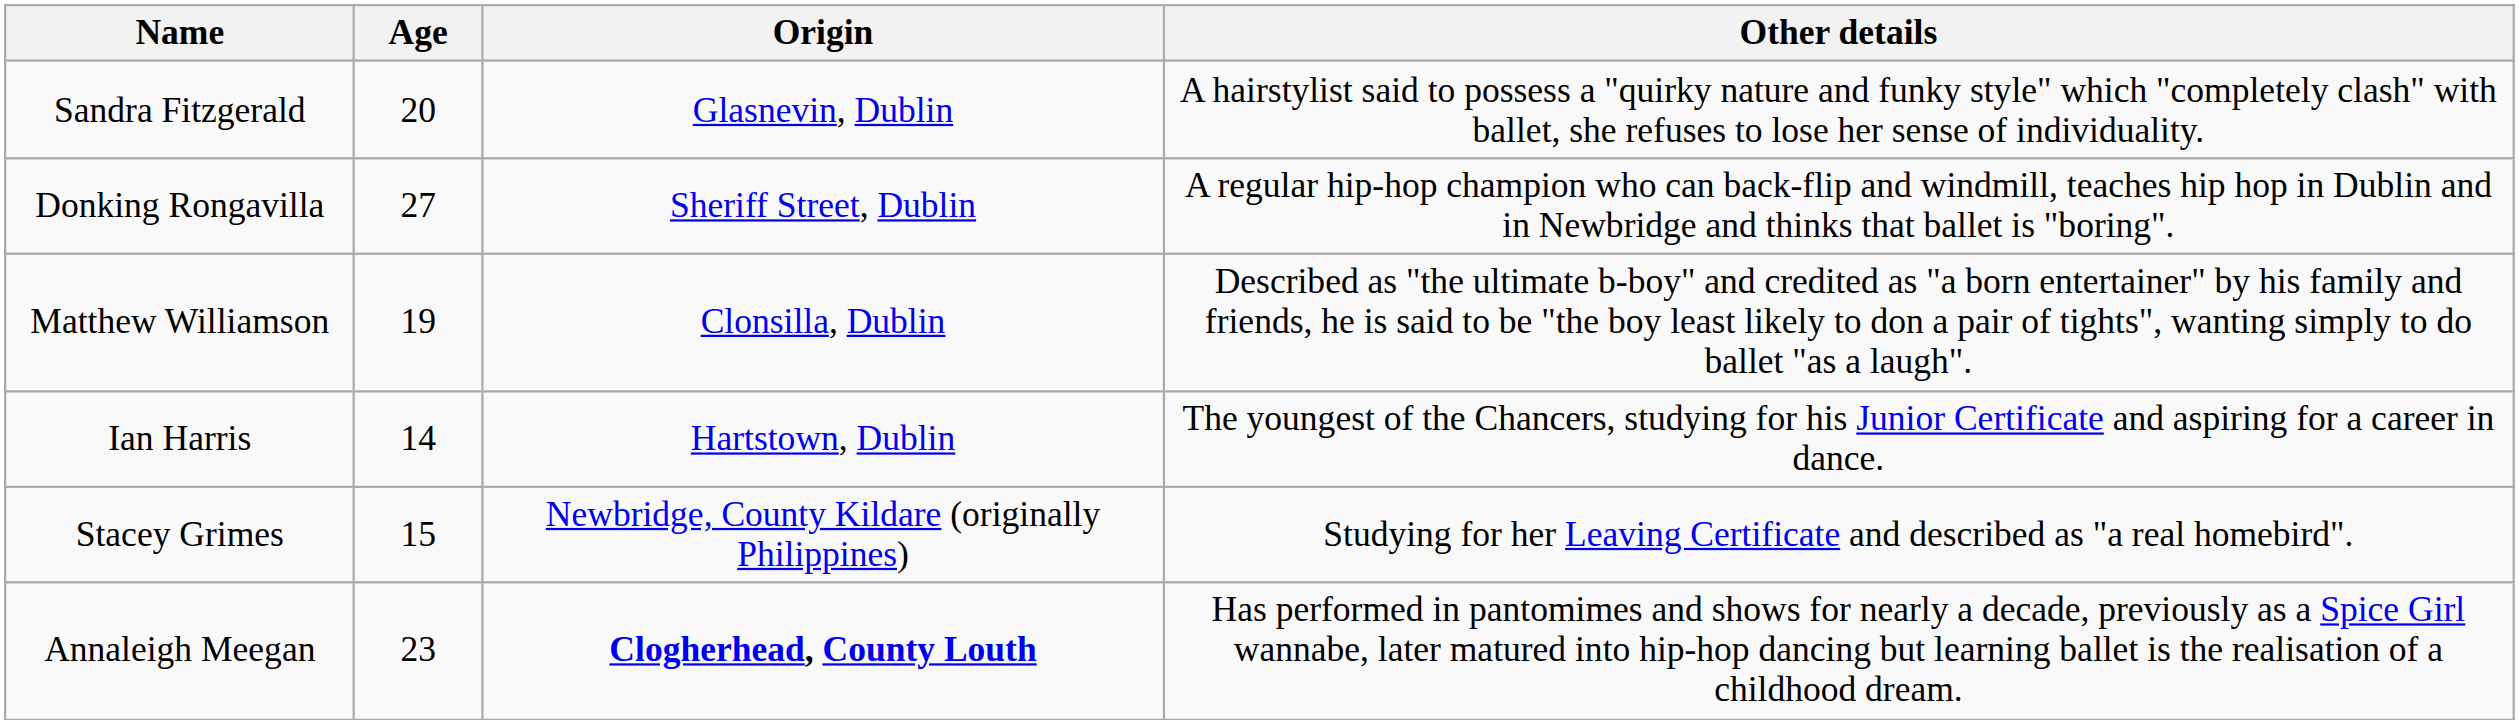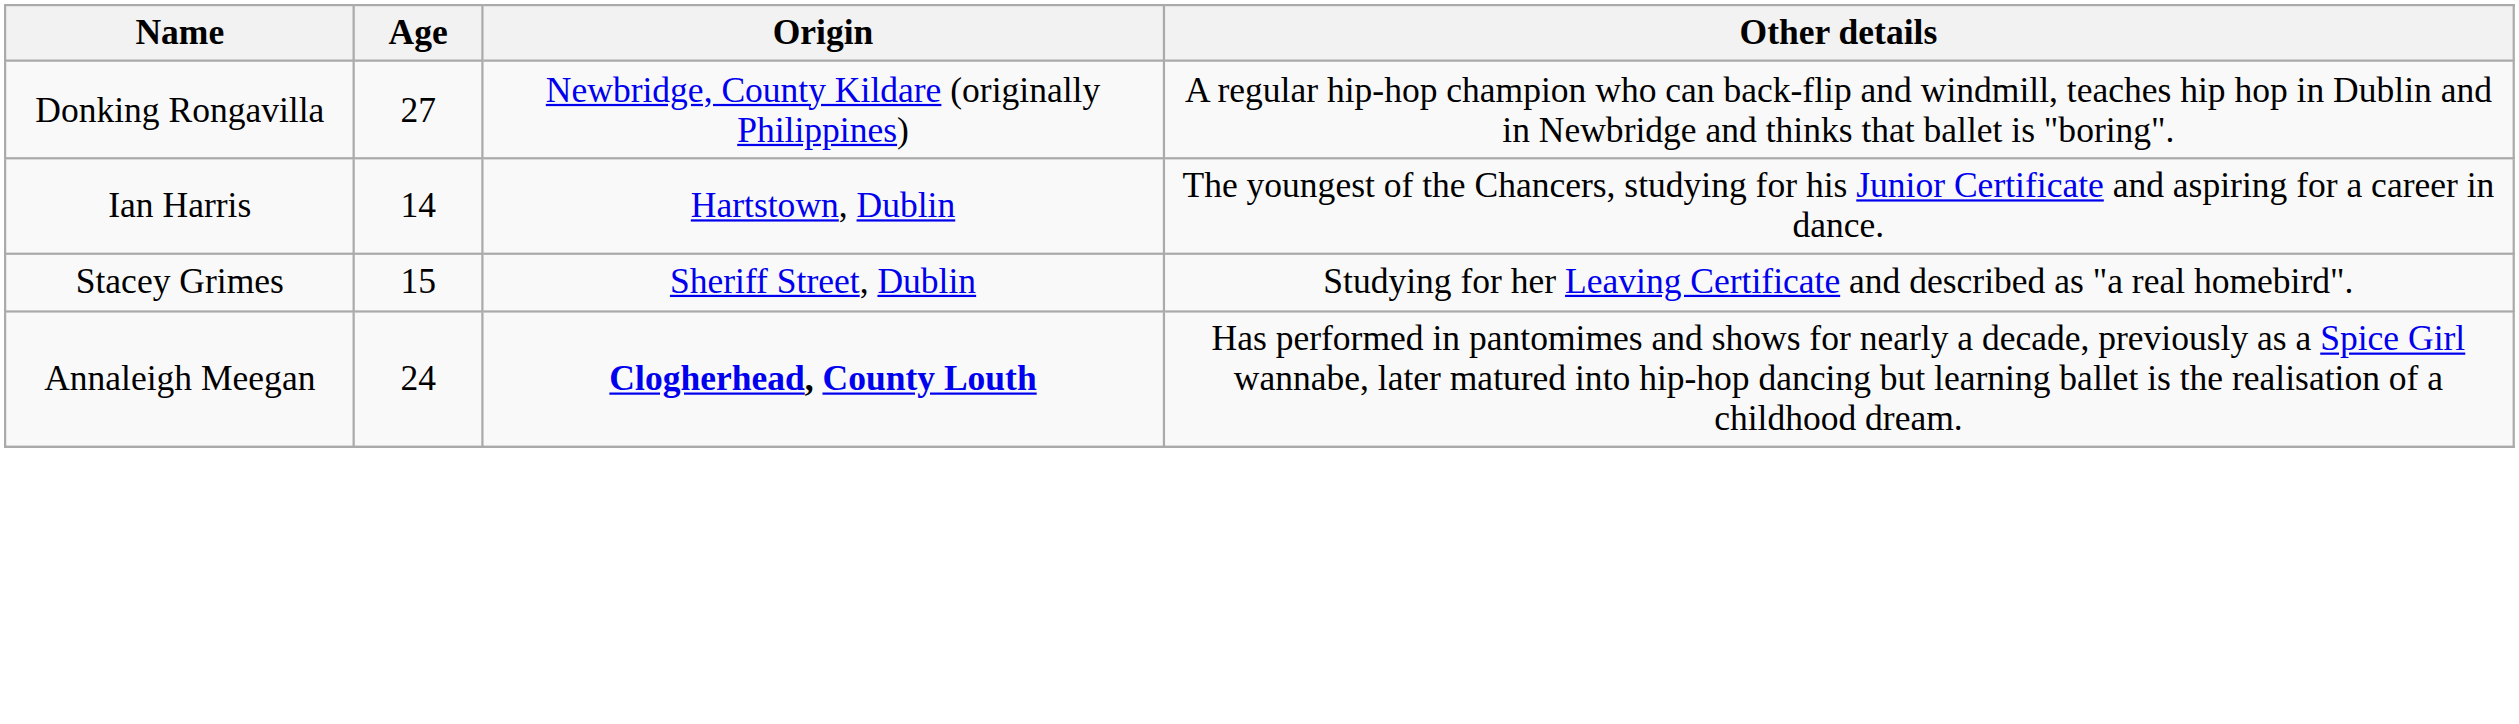- row: (180, 108)
(823, 205) Sheriff Street, Dublin -> (823, 108) Newbridge, County Kildare (originally Philippines)
- row: (180, 321)
(823, 534) Newbridge, County Kildare (originally Philippines) -> (823, 281) Sheriff Street, Dublin
(418, 650) 23 -> (418, 377) 24
